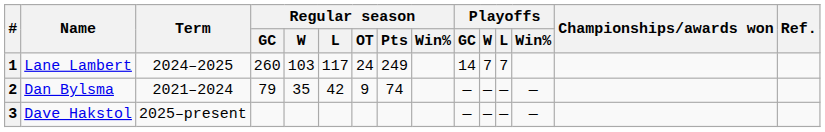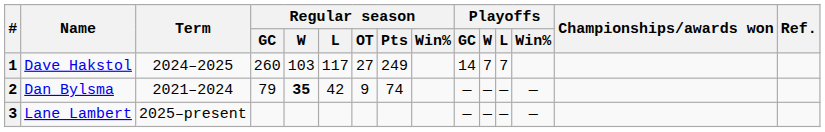(78, 65) Lane Lambert -> (78, 65) Dave Hakstol
(365, 65) 24 -> (365, 65) 27
(301, 90) normal -> (301, 90) bold
(78, 114) Dave Hakstol -> (78, 114) Lane Lambert
